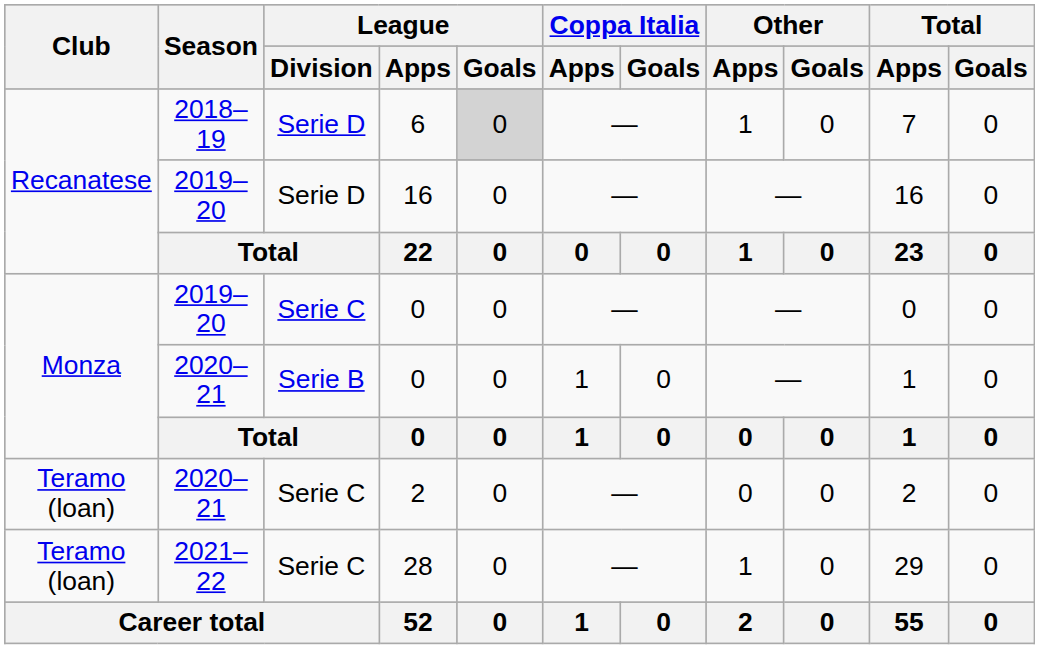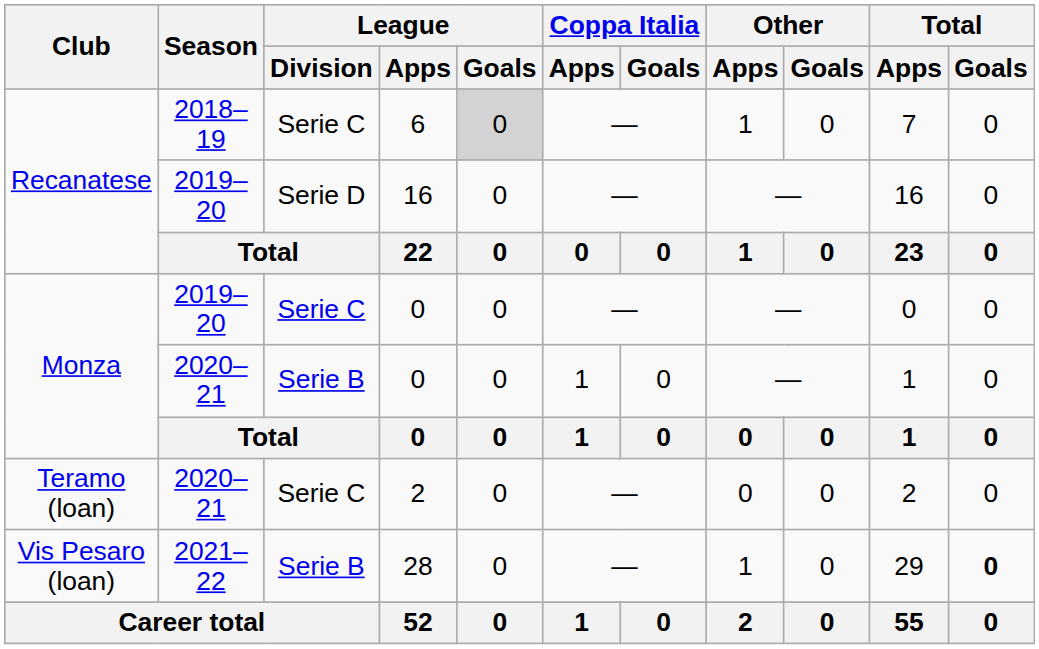(321, 124) Serie D -> (321, 124) Serie C
(81, 565) Teramo (loan) -> (81, 565) Vis Pesaro (loan)
(321, 565) Serie C -> (321, 565) Serie B
(991, 565) normal -> (991, 565) bold
